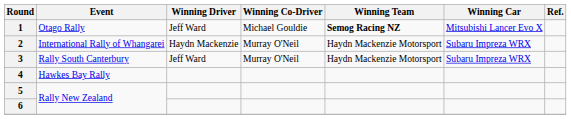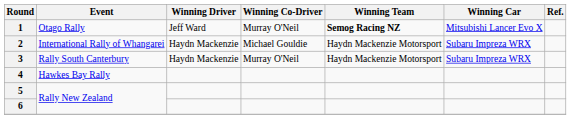(275, 27) Michael Gouldie -> (271, 27) Murray O'Neil
(271, 43) Murray O'Neil -> (275, 43) Michael Gouldie
(187, 59) Jeff Ward -> (204, 59) Haydn Mackenzie
